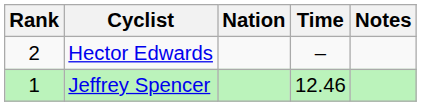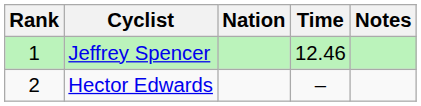rows swapped: (139, 85) <-> (141, 52)
